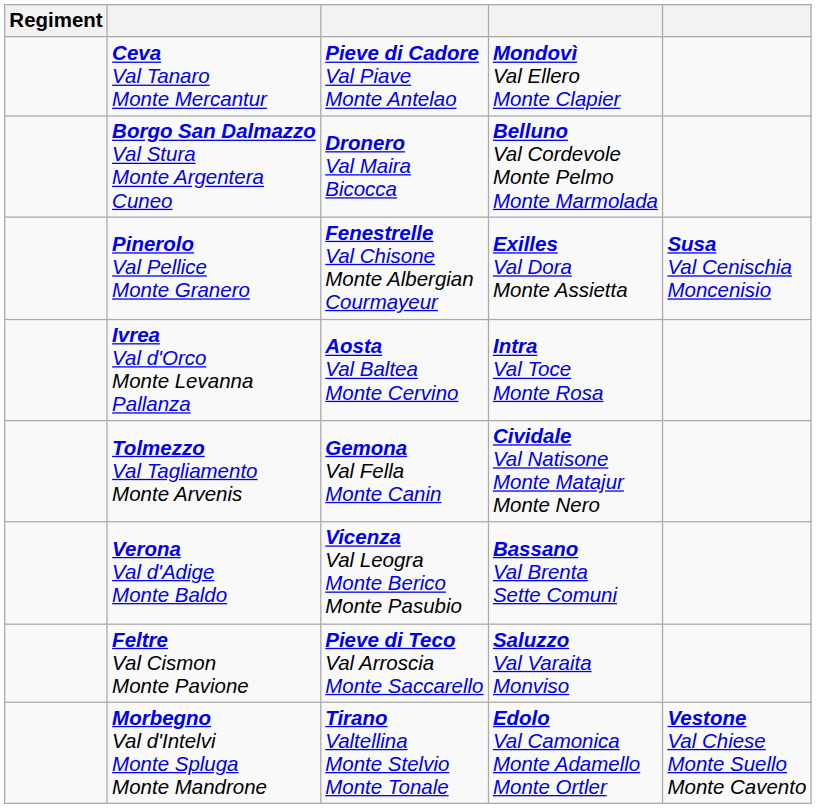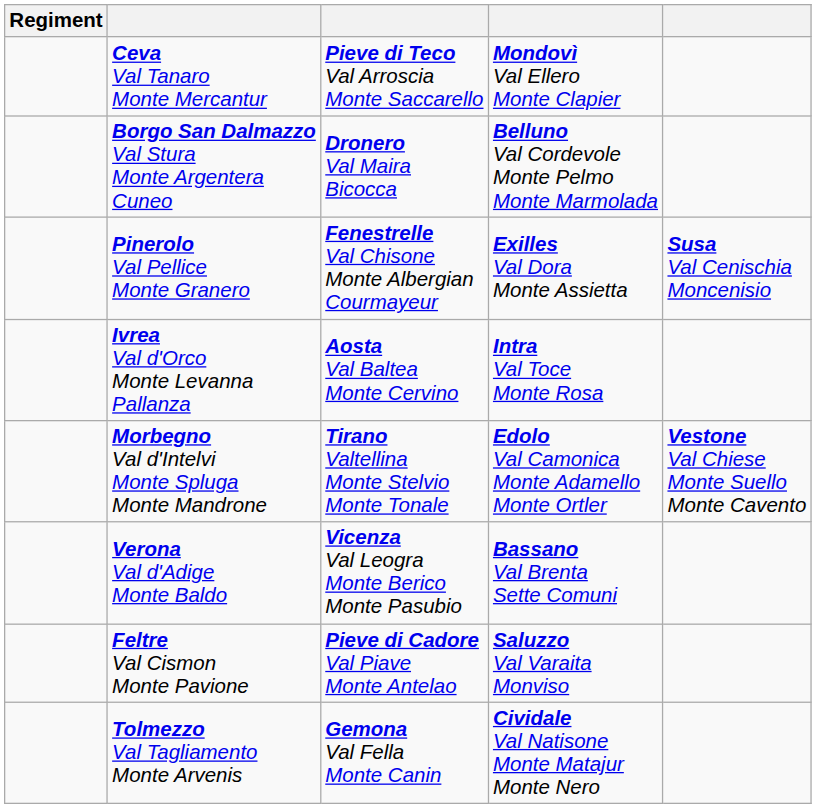(402, 76) Pieve di Cadore Val Piave Monte Antelao -> (404, 76) Pieve di Teco Val Arroscia Monte Saccarello
rows swapped: (190, 752) <-> (185, 471)
(404, 662) Pieve di Teco Val Arroscia Monte Saccarello -> (402, 662) Pieve di Cadore Val Piave Monte Antelao
